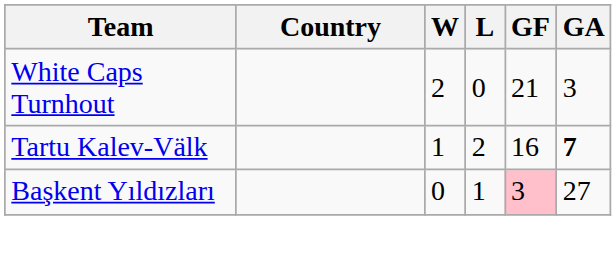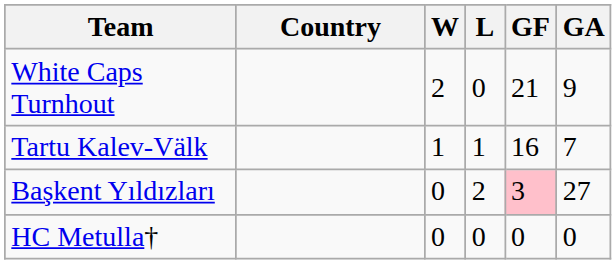(570, 86) 3 -> (570, 86) 9
(479, 147) 2 -> (479, 147) 1
(570, 147) bold -> (570, 147) normal
(479, 191) 1 -> (479, 191) 2
+ row: (85, 235)
